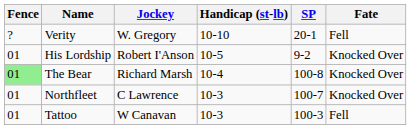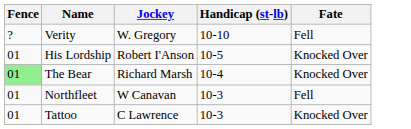- column: (309, 14)
(148, 94) C Lawrence -> (146, 94) W Canavan
(366, 94) Knocked Over -> (304, 94) Fell
(146, 114) W Canavan -> (148, 114) C Lawrence
(339, 114) Fell -> (331, 114) Knocked Over
